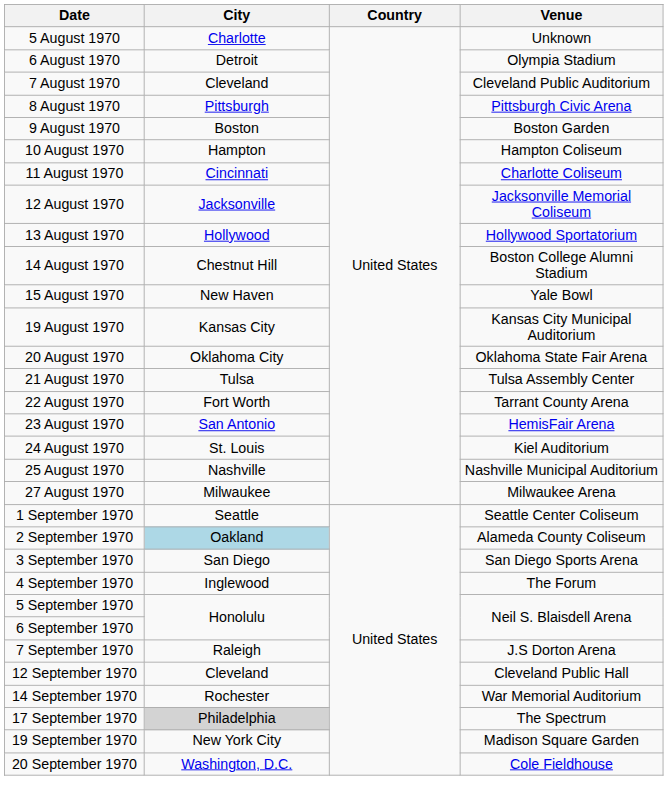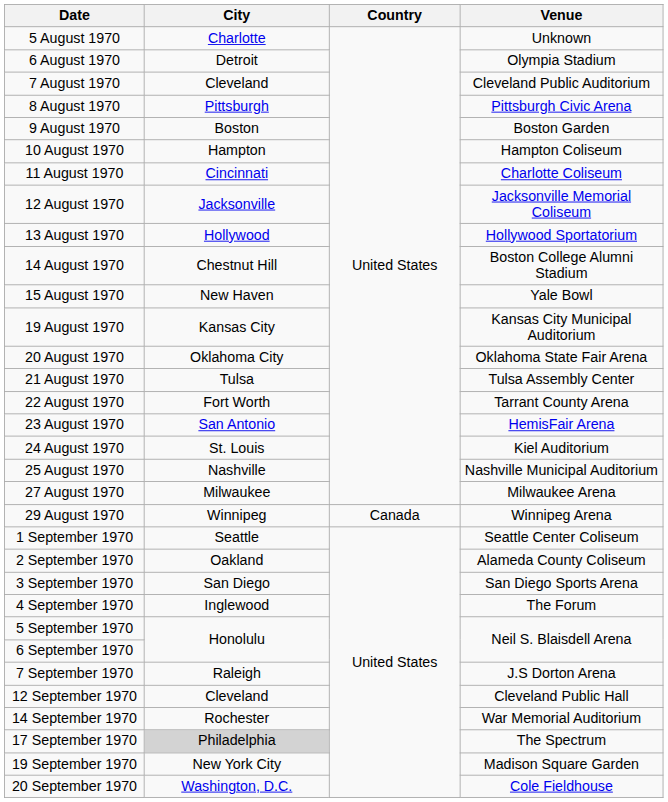+ row: (74, 515)
(237, 538) lightblue background -> (237, 560) no background
